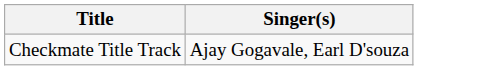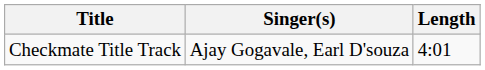+ column: (447, 19)
